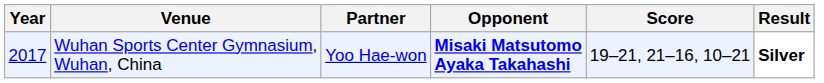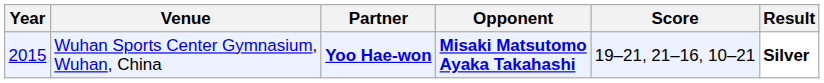(27, 55) 2017 -> (27, 55) 2015
(376, 55) normal -> (378, 55) bold
